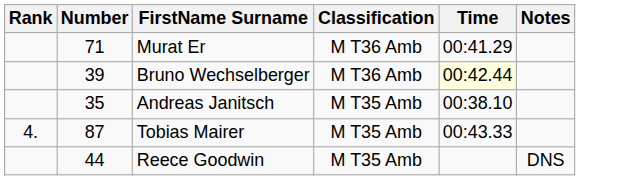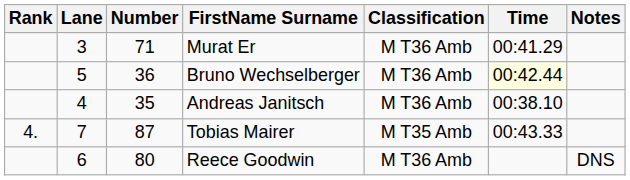+ column: (82, 18)
(95, 75) 39 -> (145, 75) 36
(376, 103) M T35 Amb -> (426, 103) M T36 Amb
(95, 160) 44 -> (145, 160) 80
(376, 160) M T35 Amb -> (426, 160) M T36 Amb
